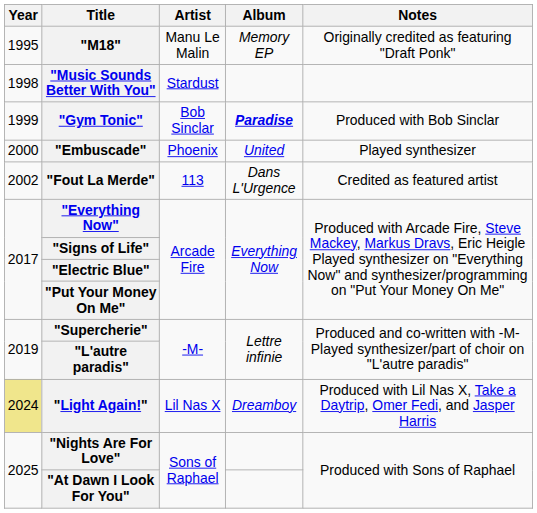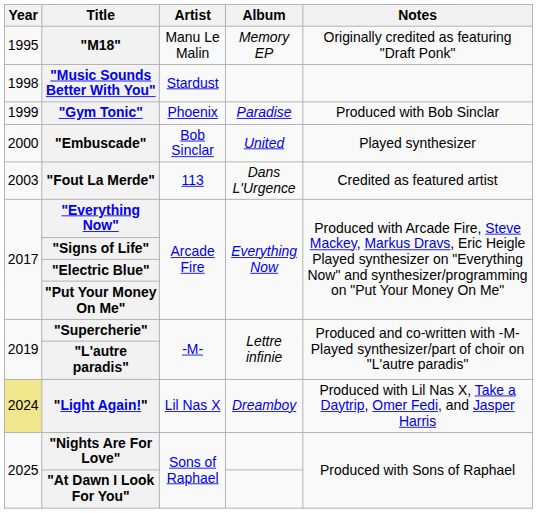(193, 120) Bob Sinclar -> (193, 113) Phoenix
(264, 120) bold -> (264, 113) normal
(193, 150) Phoenix -> (193, 142) Bob Sinclar
(23, 180) 2002 -> (23, 180) 2003
